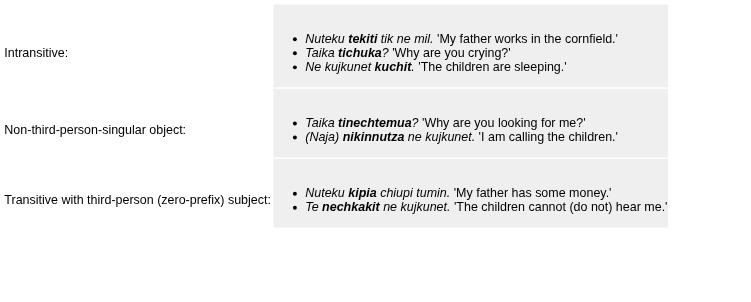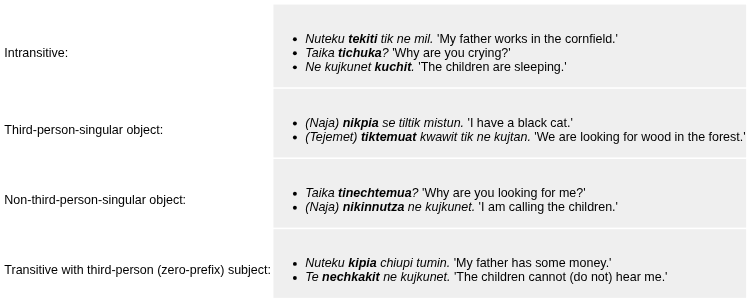+ row: (84, 130)
